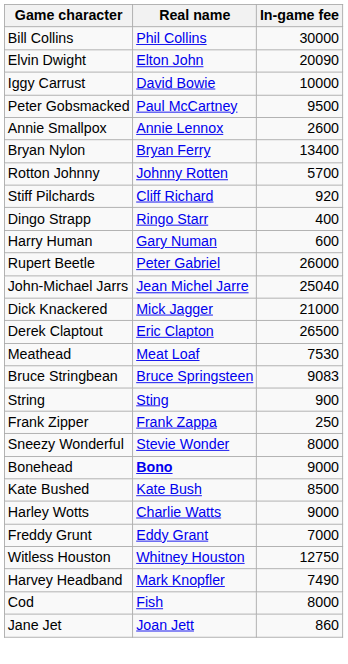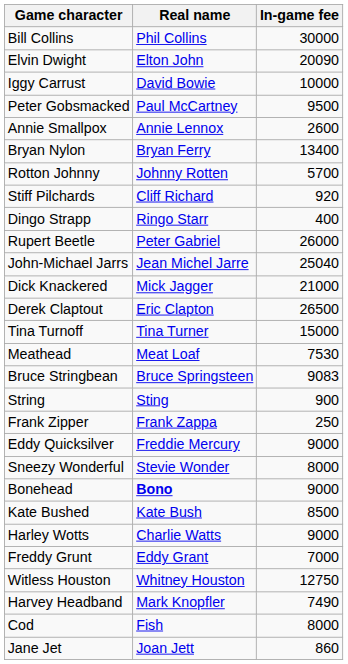- row: (50, 241)
+ row: (45, 331)
+ row: (61, 444)
